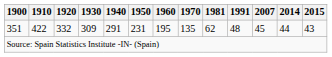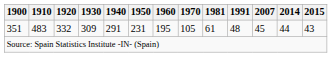(39, 28) 422 -> (39, 28) 483
(188, 28) 135 -> (188, 28) 105
(210, 28) 62 -> (210, 28) 61
